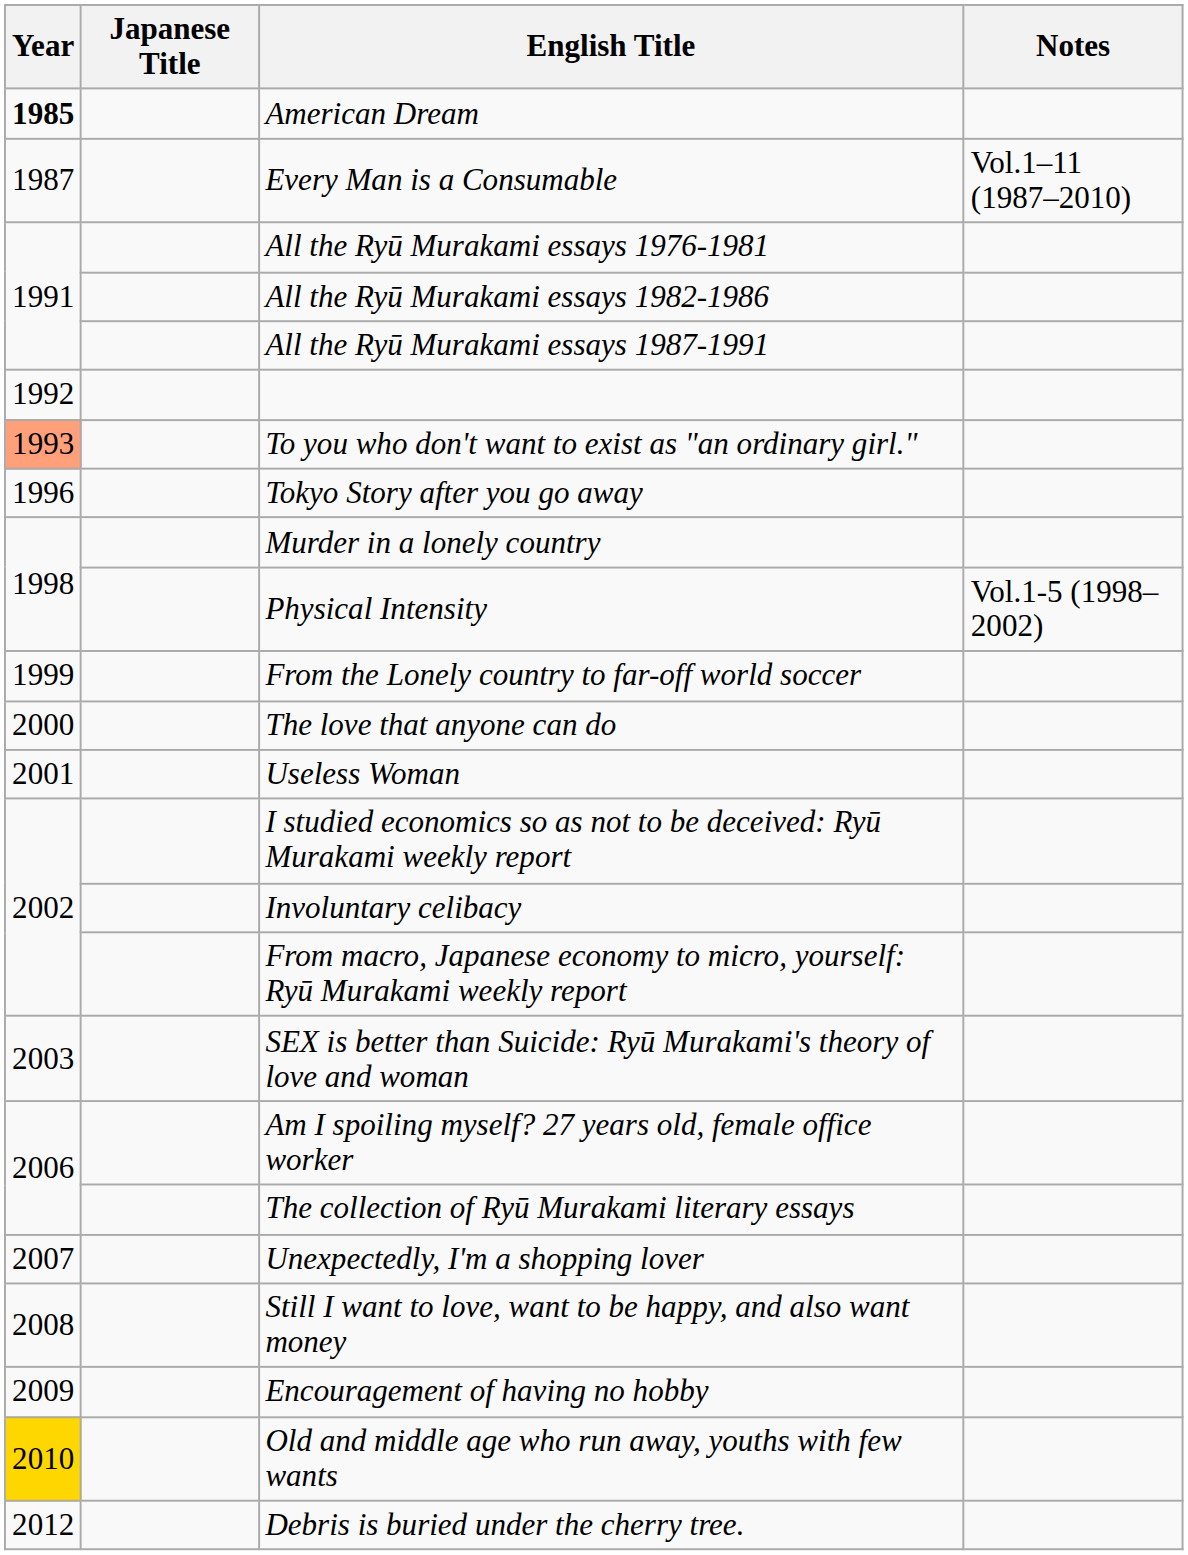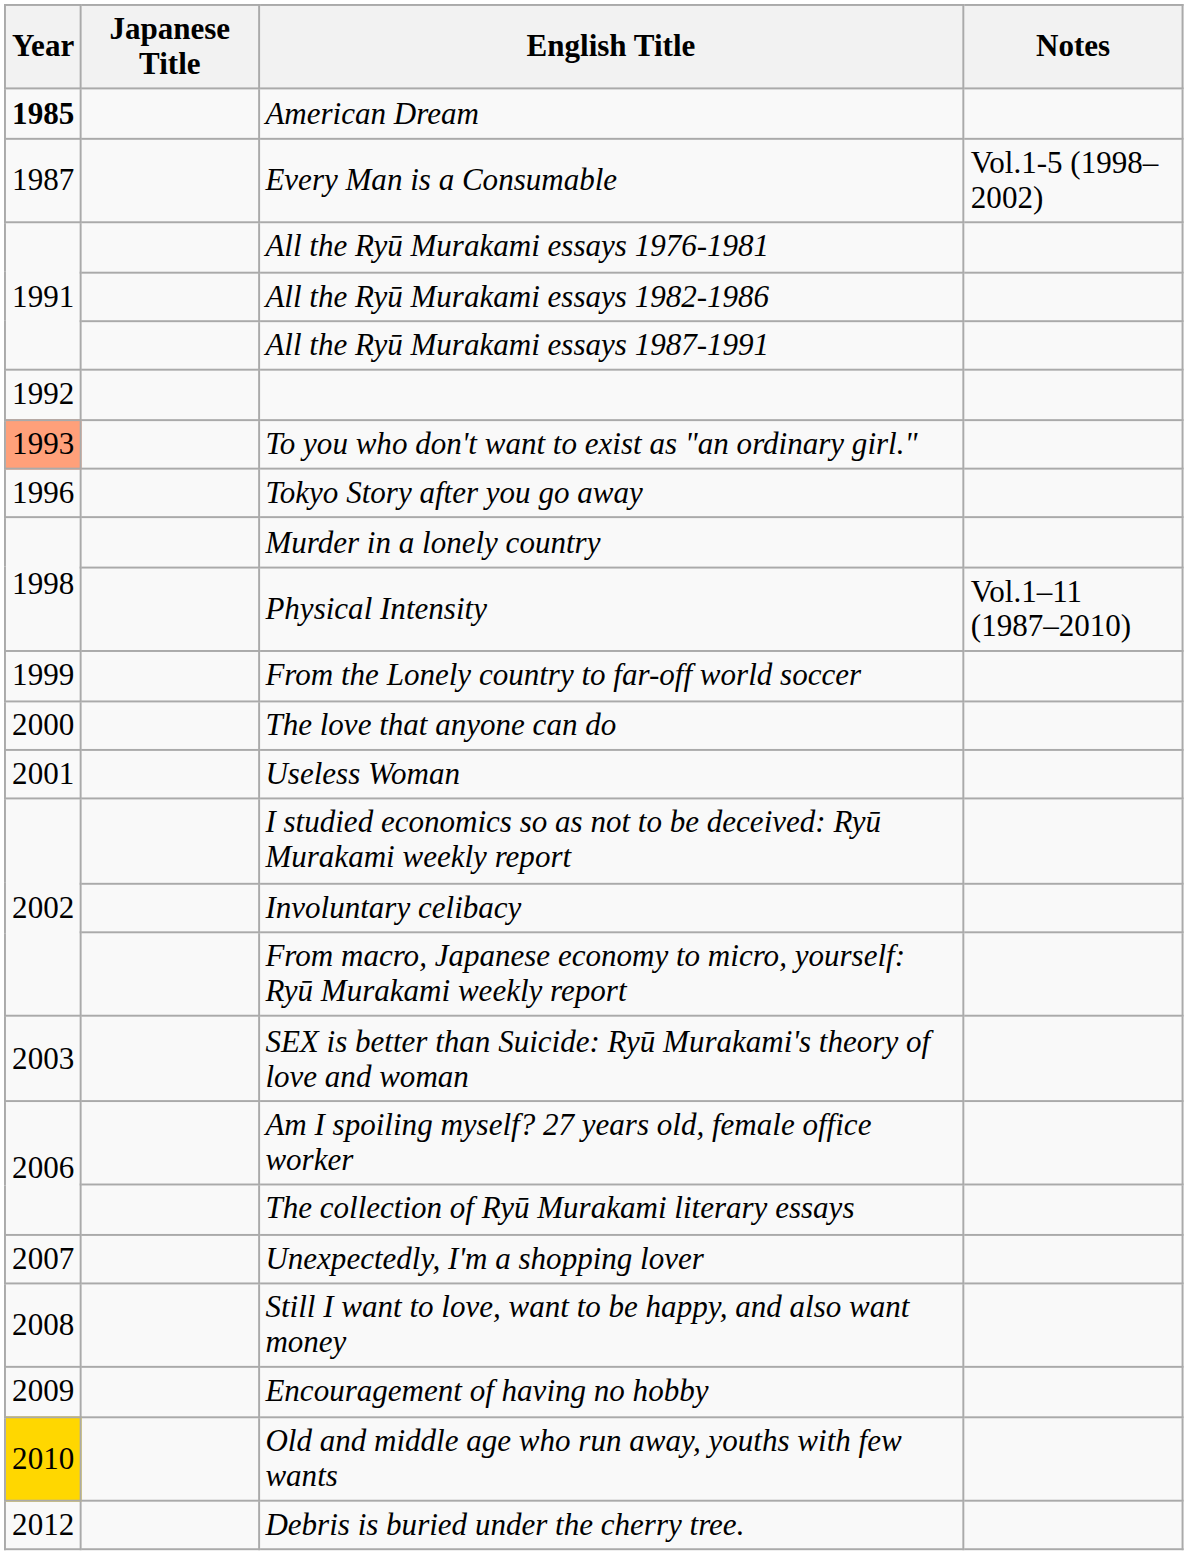(1051, 179) Vol.1–11 (1987–2010) -> (1065, 179) Vol.1-5 (1998–2002)
(1065, 608) Vol.1-5 (1998–2002) -> (1051, 608) Vol.1–11 (1987–2010)
